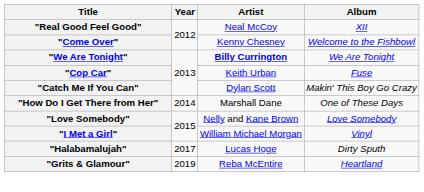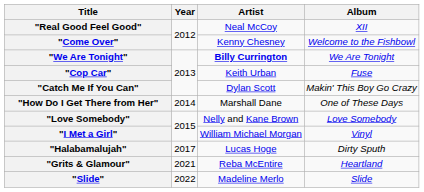(185, 164) 2019 -> (185, 164) 2021
+ row: (88, 179)
